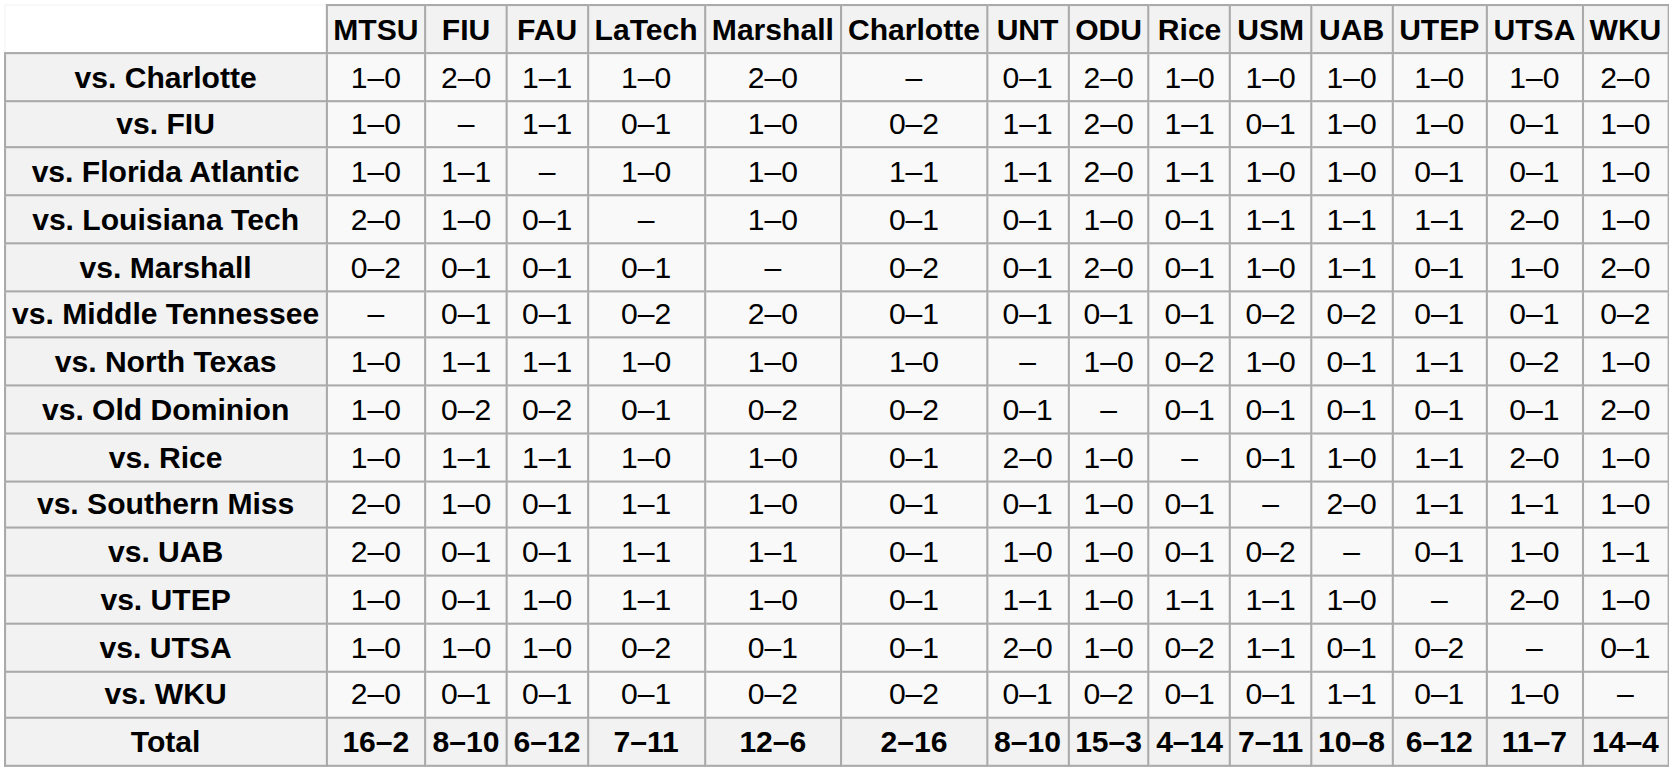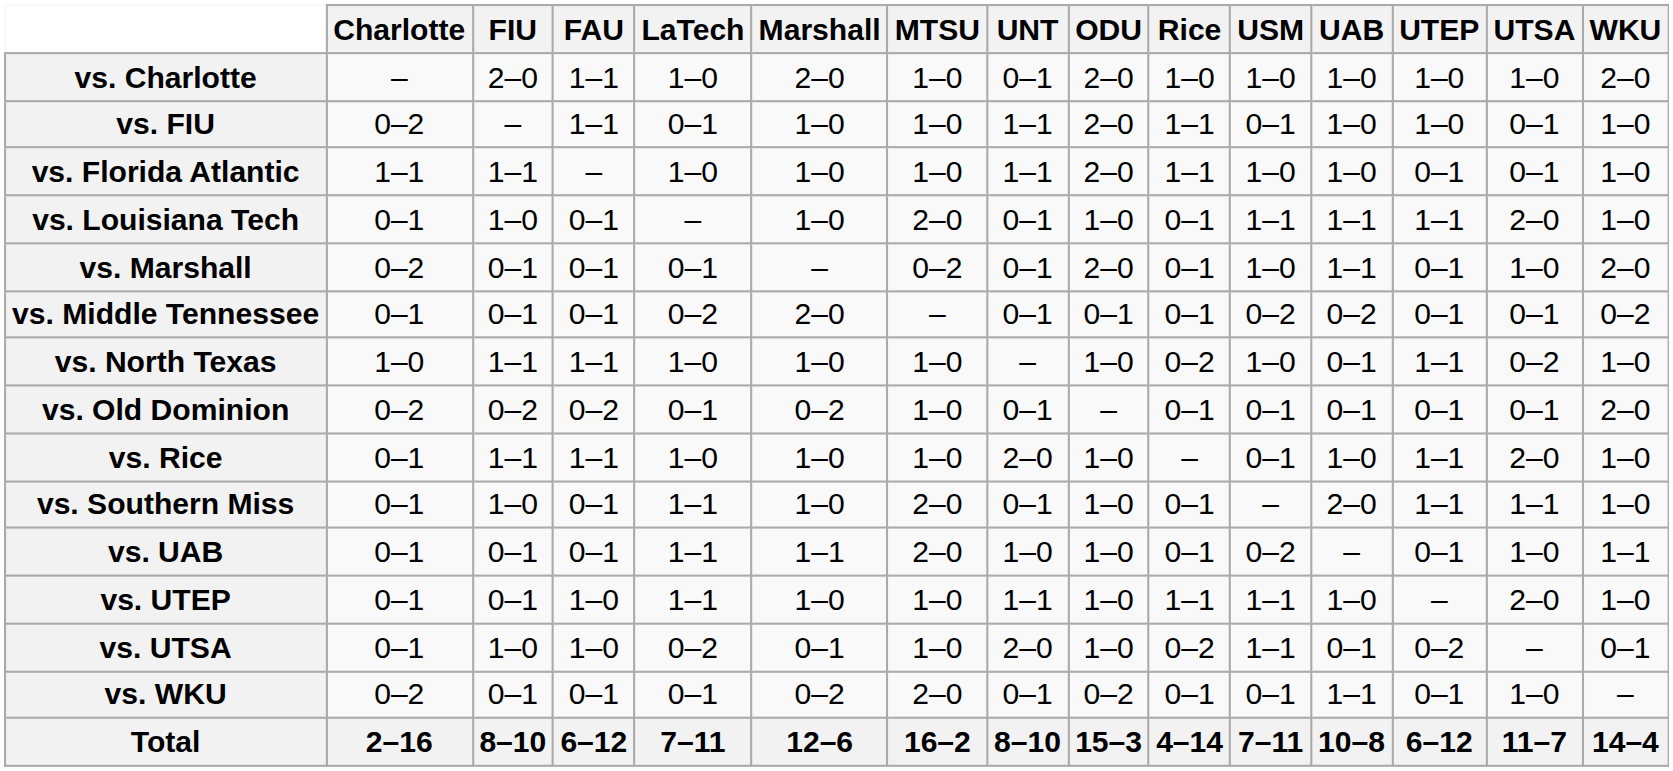columns swapped: (914, 29) <-> (376, 29)
